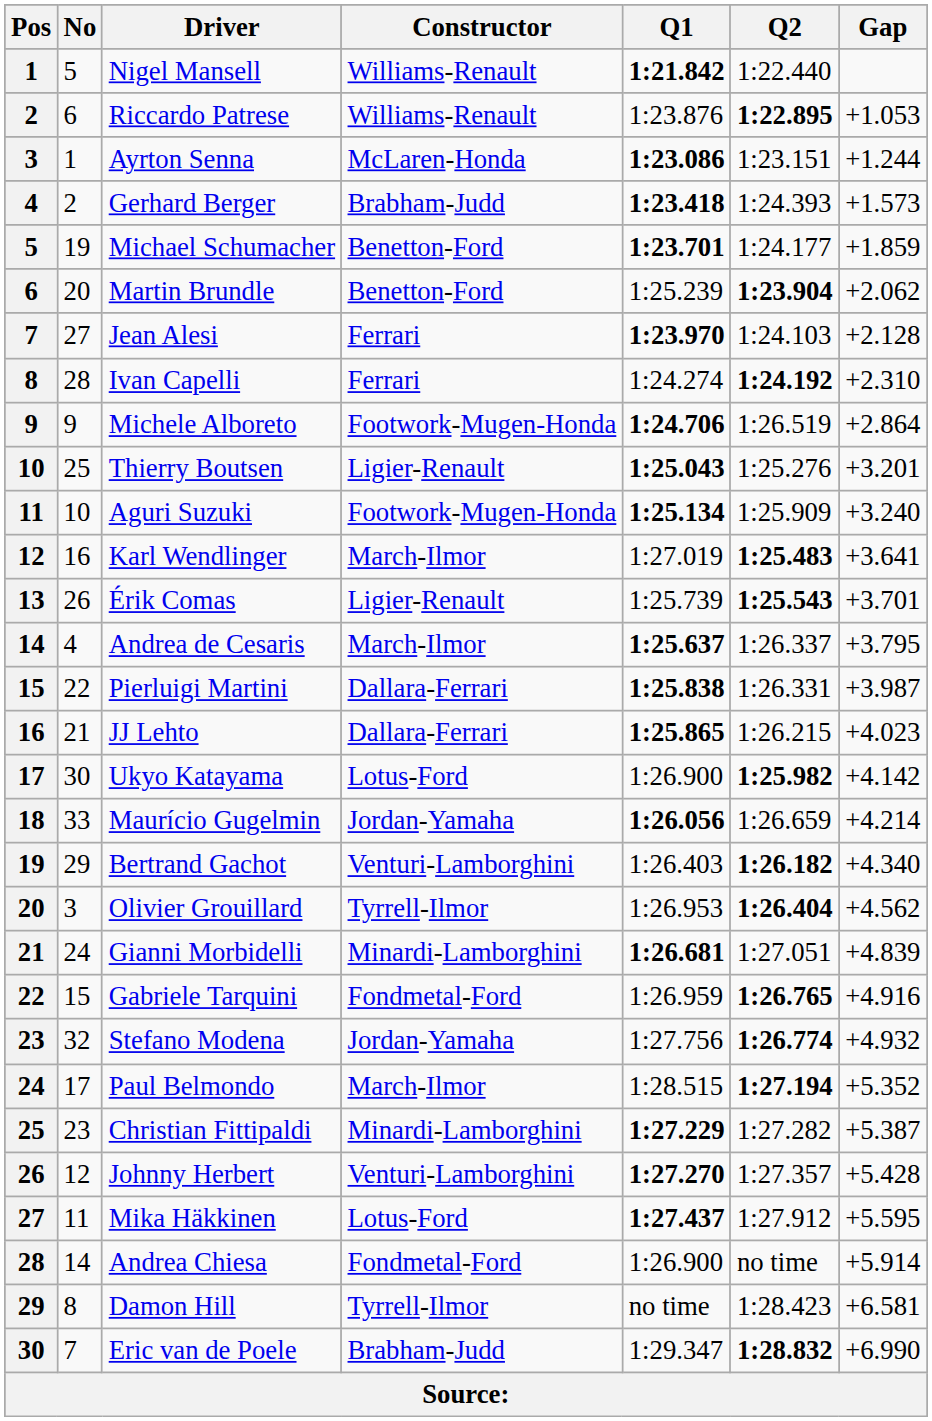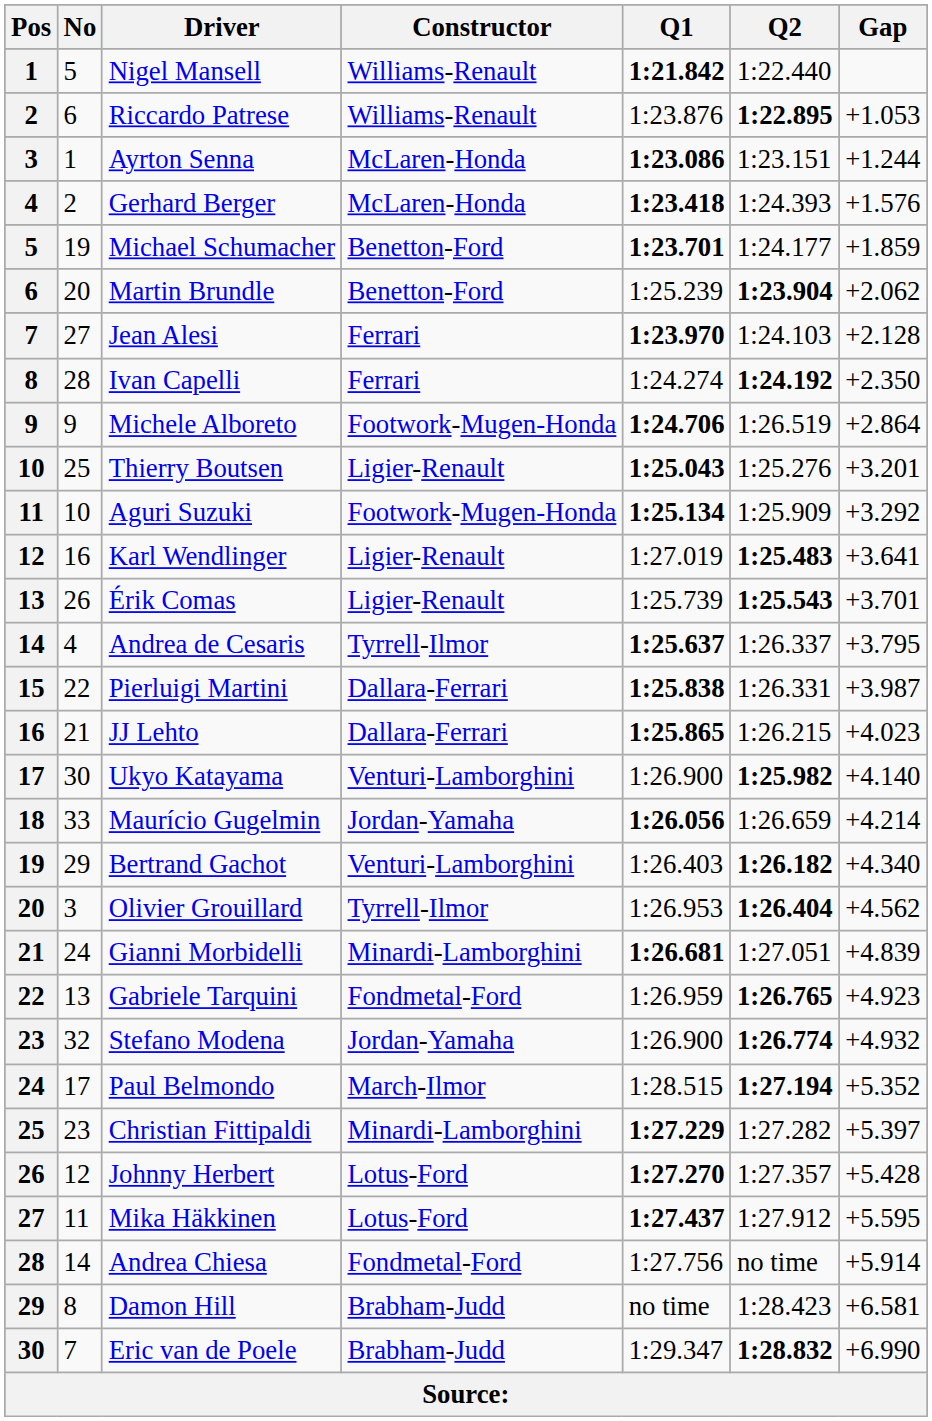(426, 203) Brabham-Judd -> (437, 203) McLaren-Honda
(883, 203) +1.573 -> (883, 203) +1.576
(883, 379) +2.310 -> (883, 379) +2.350
(883, 511) +3.240 -> (883, 511) +3.292
(417, 556) March-Ilmor -> (426, 556) Ligier-Renault
(417, 644) March-Ilmor -> (418, 644) Tyrrell-Ilmor
(408, 776) Lotus-Ford -> (461, 776) Venturi-Lamborghini
(883, 776) +4.142 -> (883, 776) +4.140
(77, 997) 15 -> (77, 997) 13
(883, 997) +4.916 -> (883, 997) +4.923
(676, 1041) 1:27.756 -> (676, 1041) 1:26.900
(883, 1129) +5.387 -> (883, 1129) +5.397
(461, 1173) Venturi-Lamborghini -> (408, 1173) Lotus-Ford
(676, 1261) 1:26.900 -> (676, 1261) 1:27.756
(418, 1305) Tyrrell-Ilmor -> (426, 1305) Brabham-Judd
